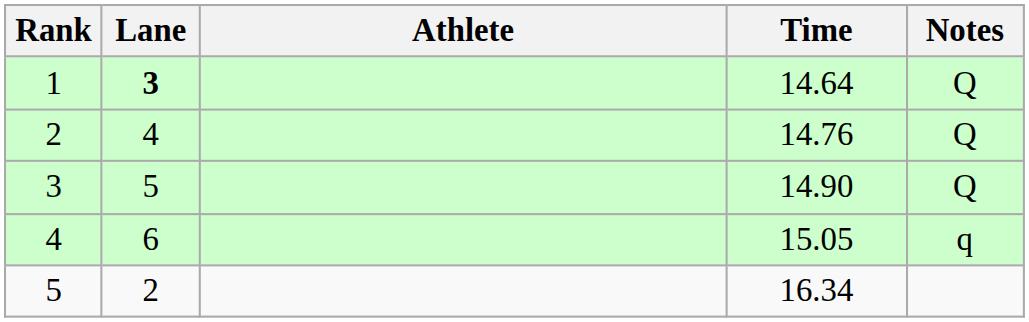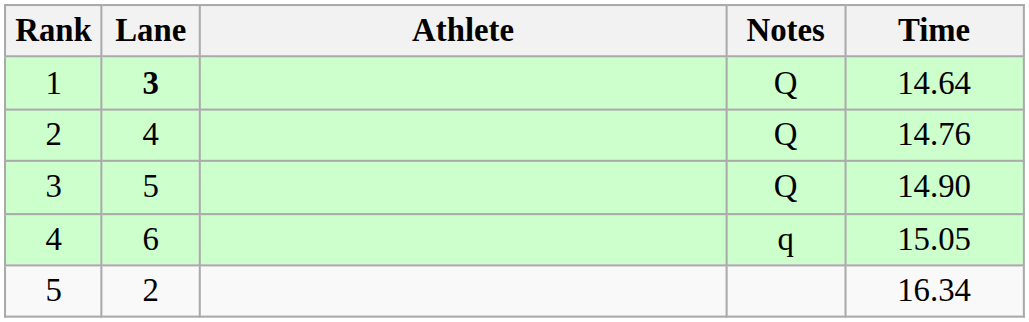columns swapped: (816, 30) <-> (965, 30)
